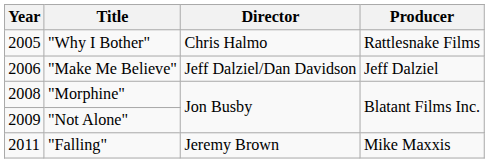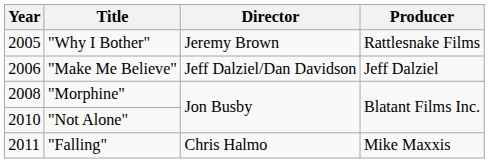(226, 42) Chris Halmo -> (232, 42) Jeremy Brown
(24, 119) 2009 -> (24, 119) 2010
(232, 145) Jeremy Brown -> (226, 145) Chris Halmo
